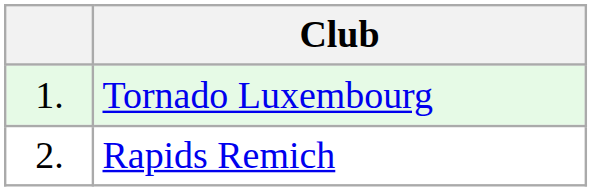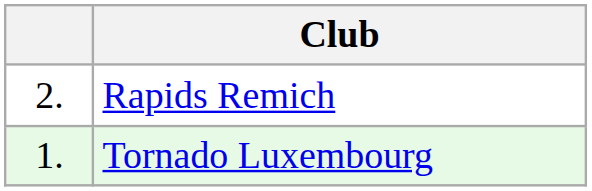rows swapped: (268, 94) <-> (219, 154)
